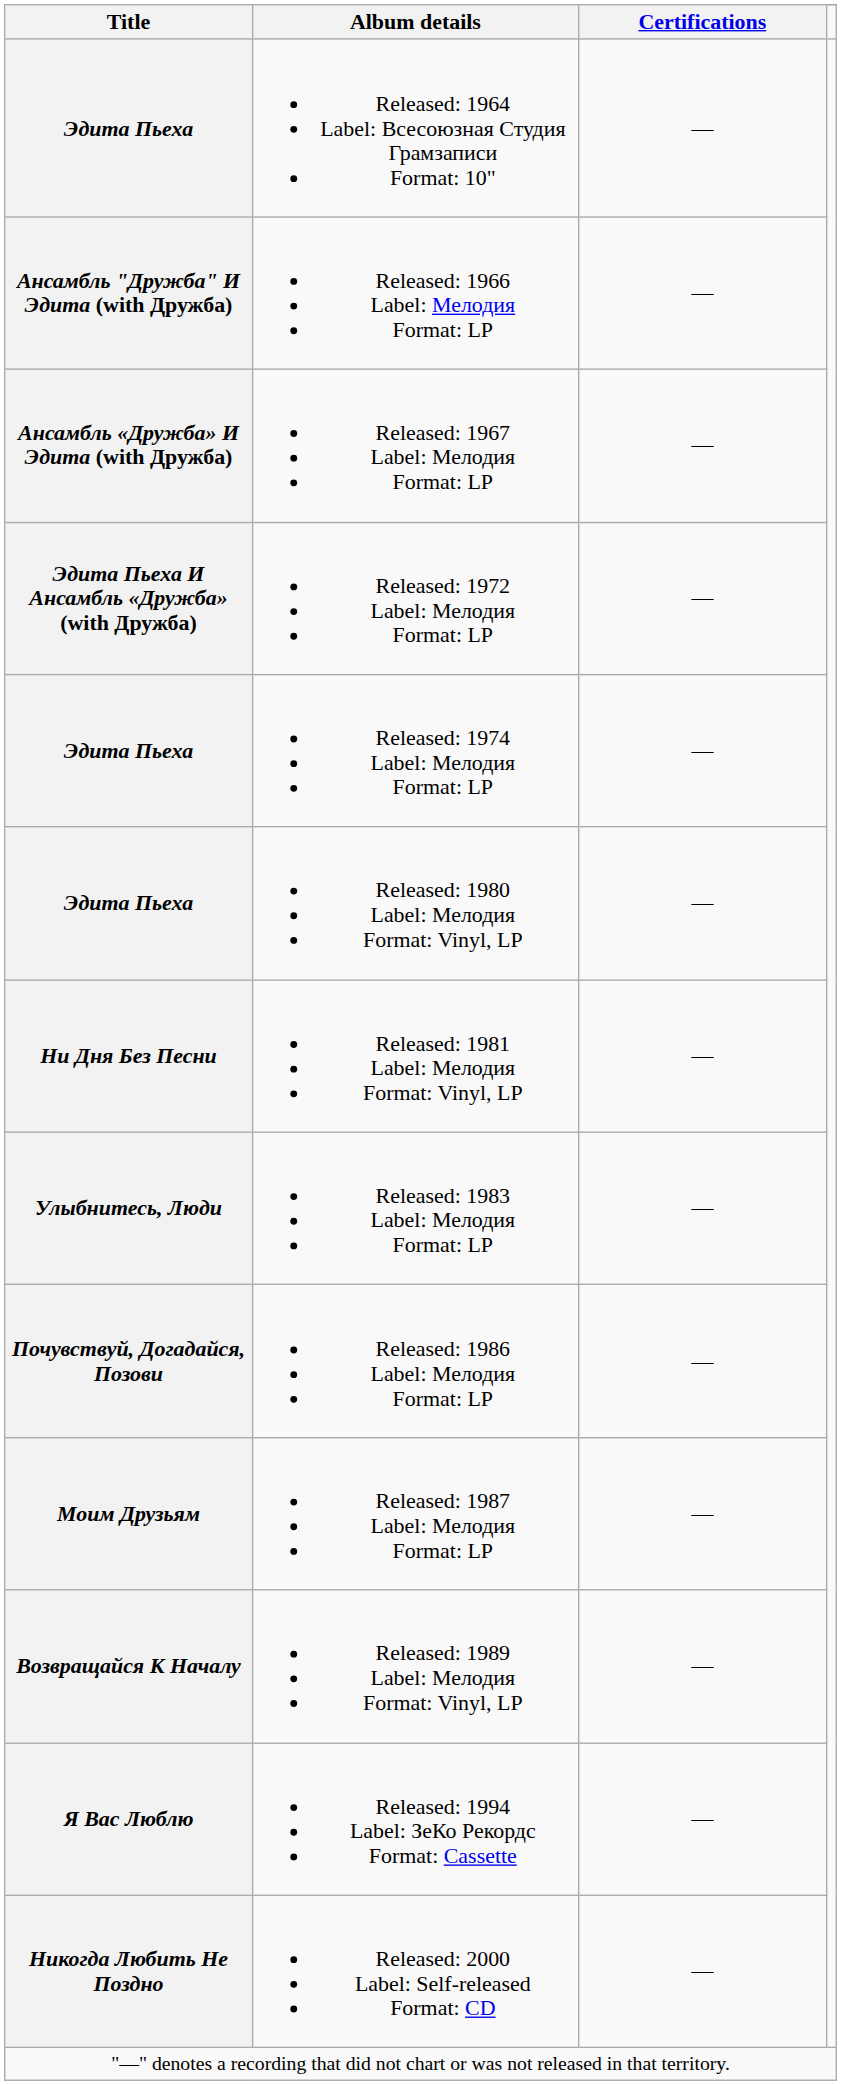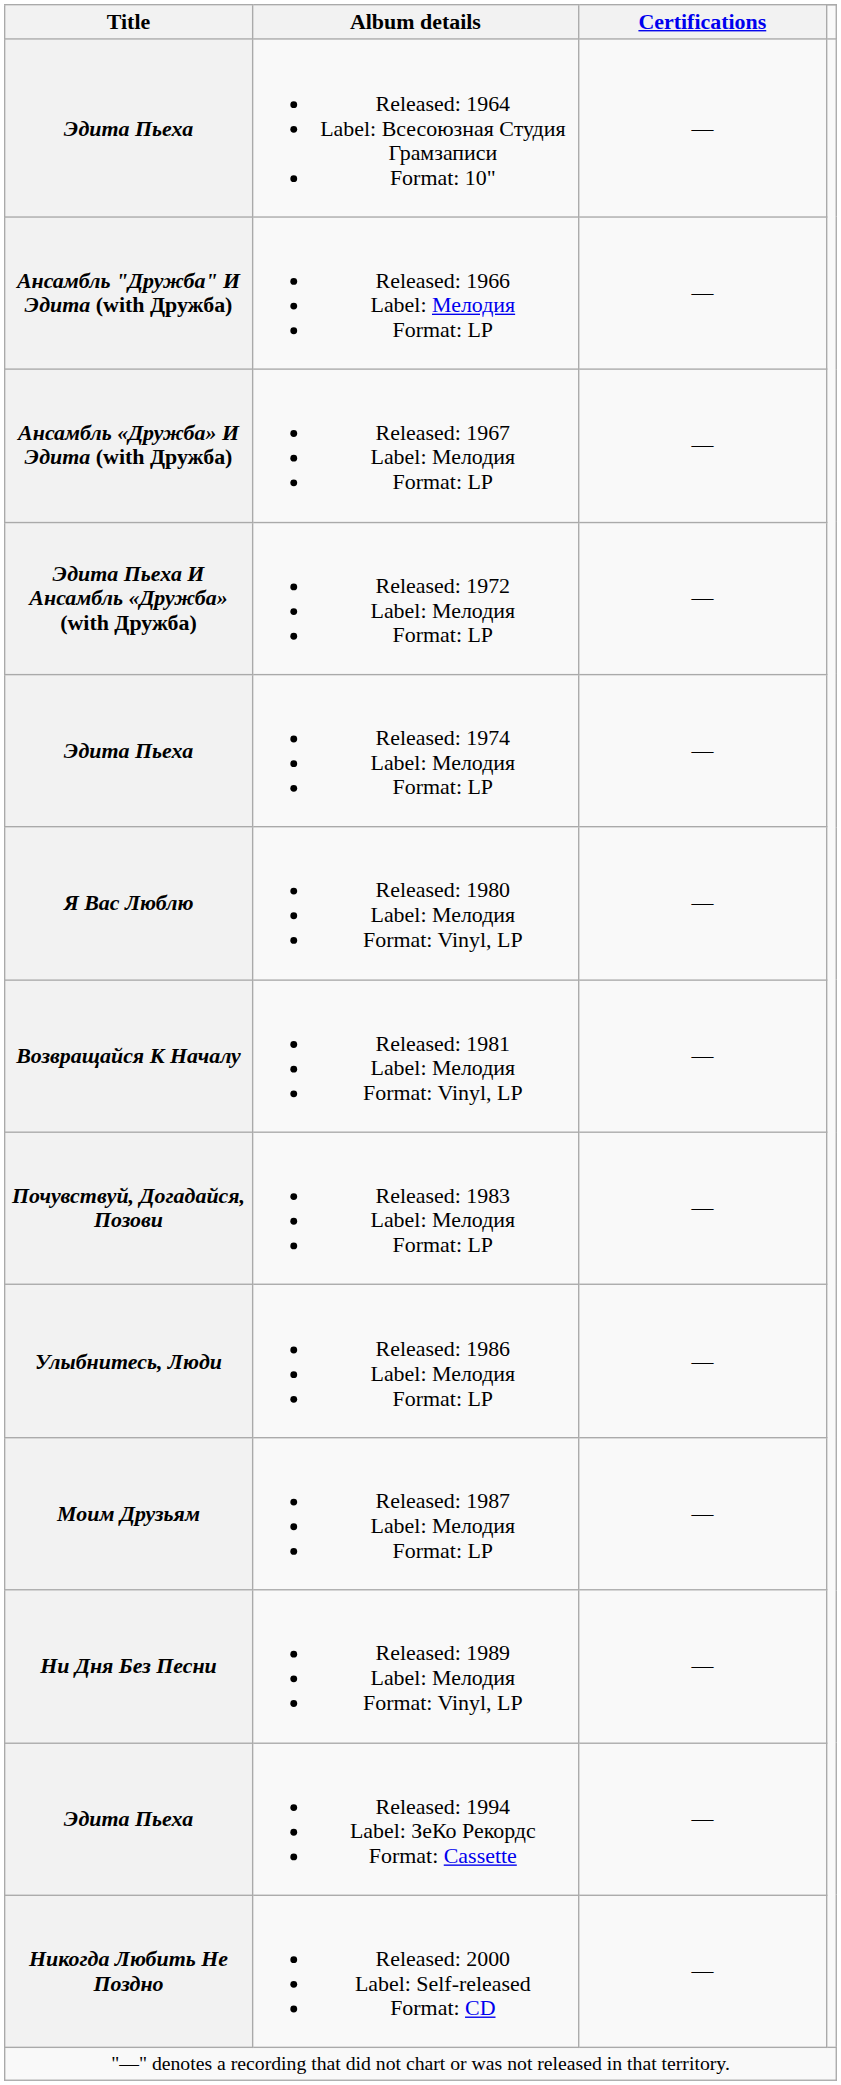(129, 903) Эдита Пьеха -> (129, 903) Я Вас Люблю
(129, 1055) Ни Дня Без Песни -> (129, 1055) Возвращайся К Началу
(129, 1208) Улыбнитесь, Люди -> (129, 1208) Почувствуй, Догадайся, Позови
(129, 1360) Почувствуй, Догадайся, Позови -> (129, 1360) Улыбнитесь, Люди
(129, 1666) Возвращайся К Началу -> (129, 1666) Ни Дня Без Песни
(129, 1818) Я Вас Люблю -> (129, 1818) Эдита Пьеха
